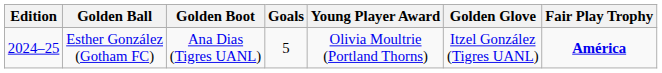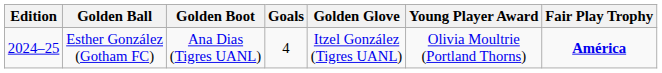columns swapped: (493, 16) <-> (376, 16)
(286, 47) 5 -> (286, 47) 4
